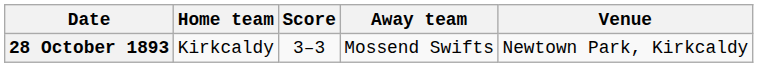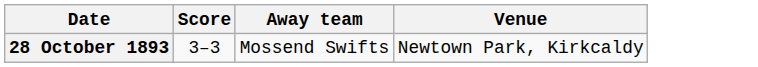- column: (226, 19)
